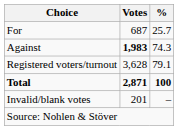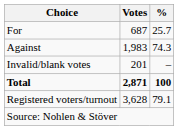(135, 47) bold -> (135, 47) normal
rows swapped: (49, 99) <-> (62, 64)
